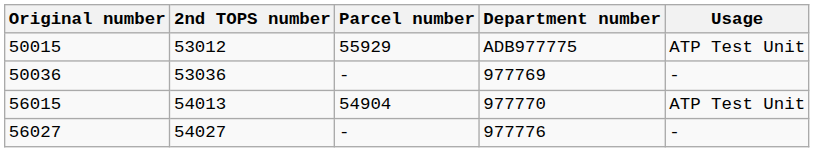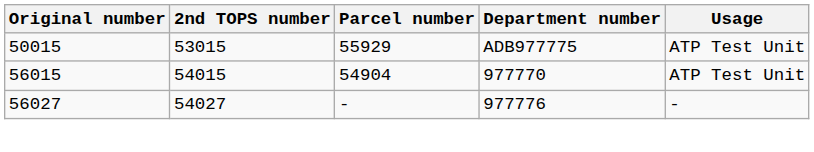(200, 47) 53012 -> (200, 47) 53015
- row: (35, 76)
(200, 104) 54013 -> (200, 76) 54015
